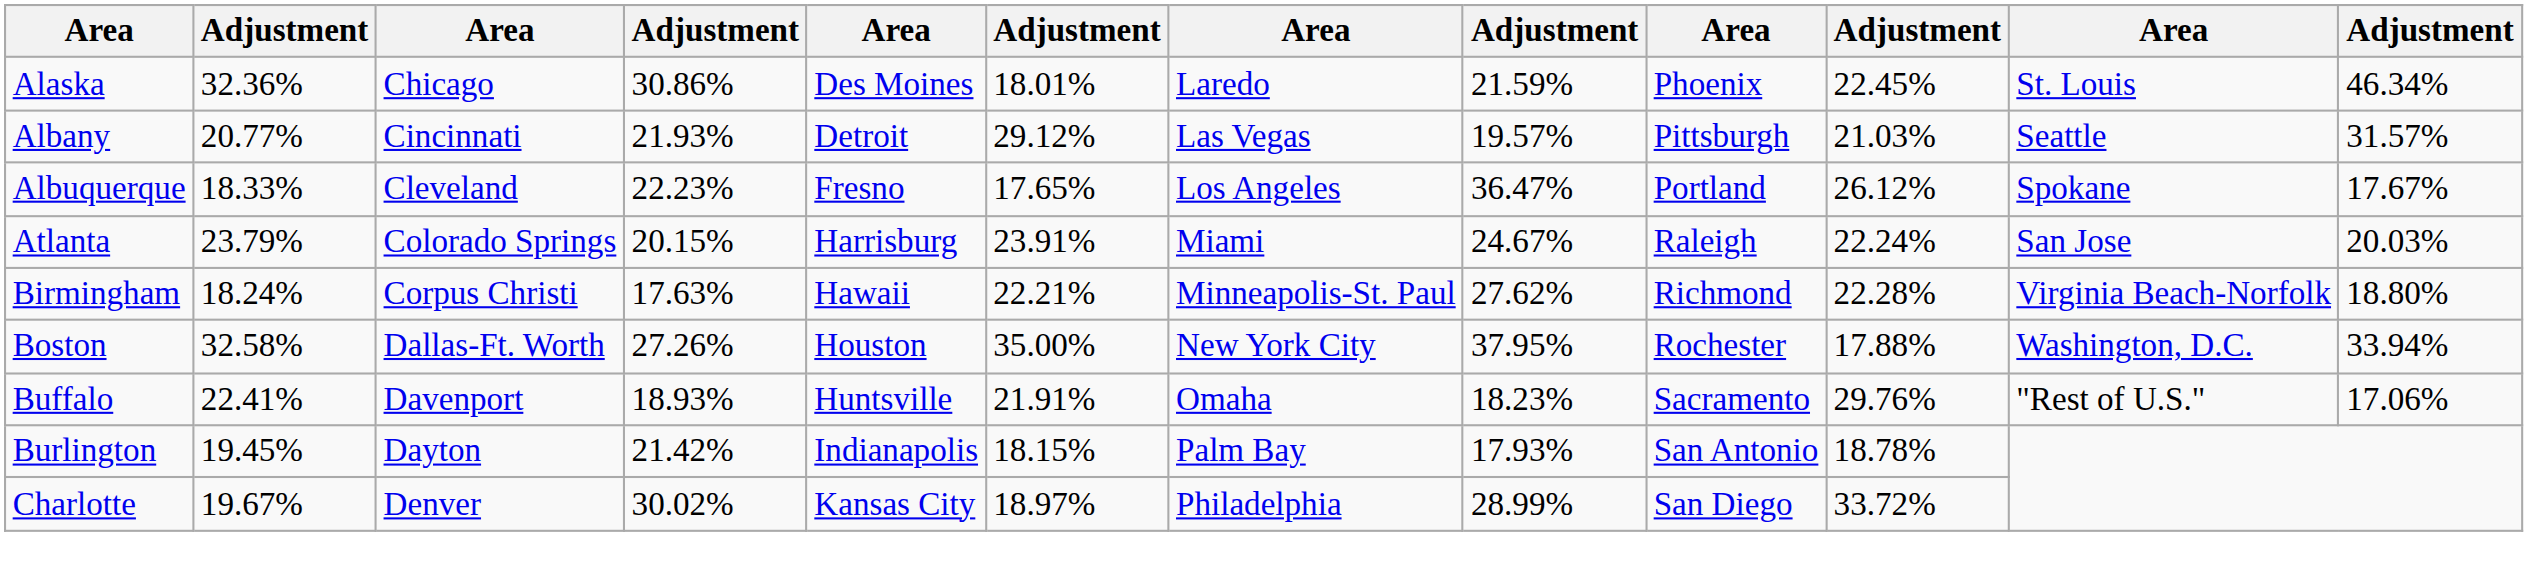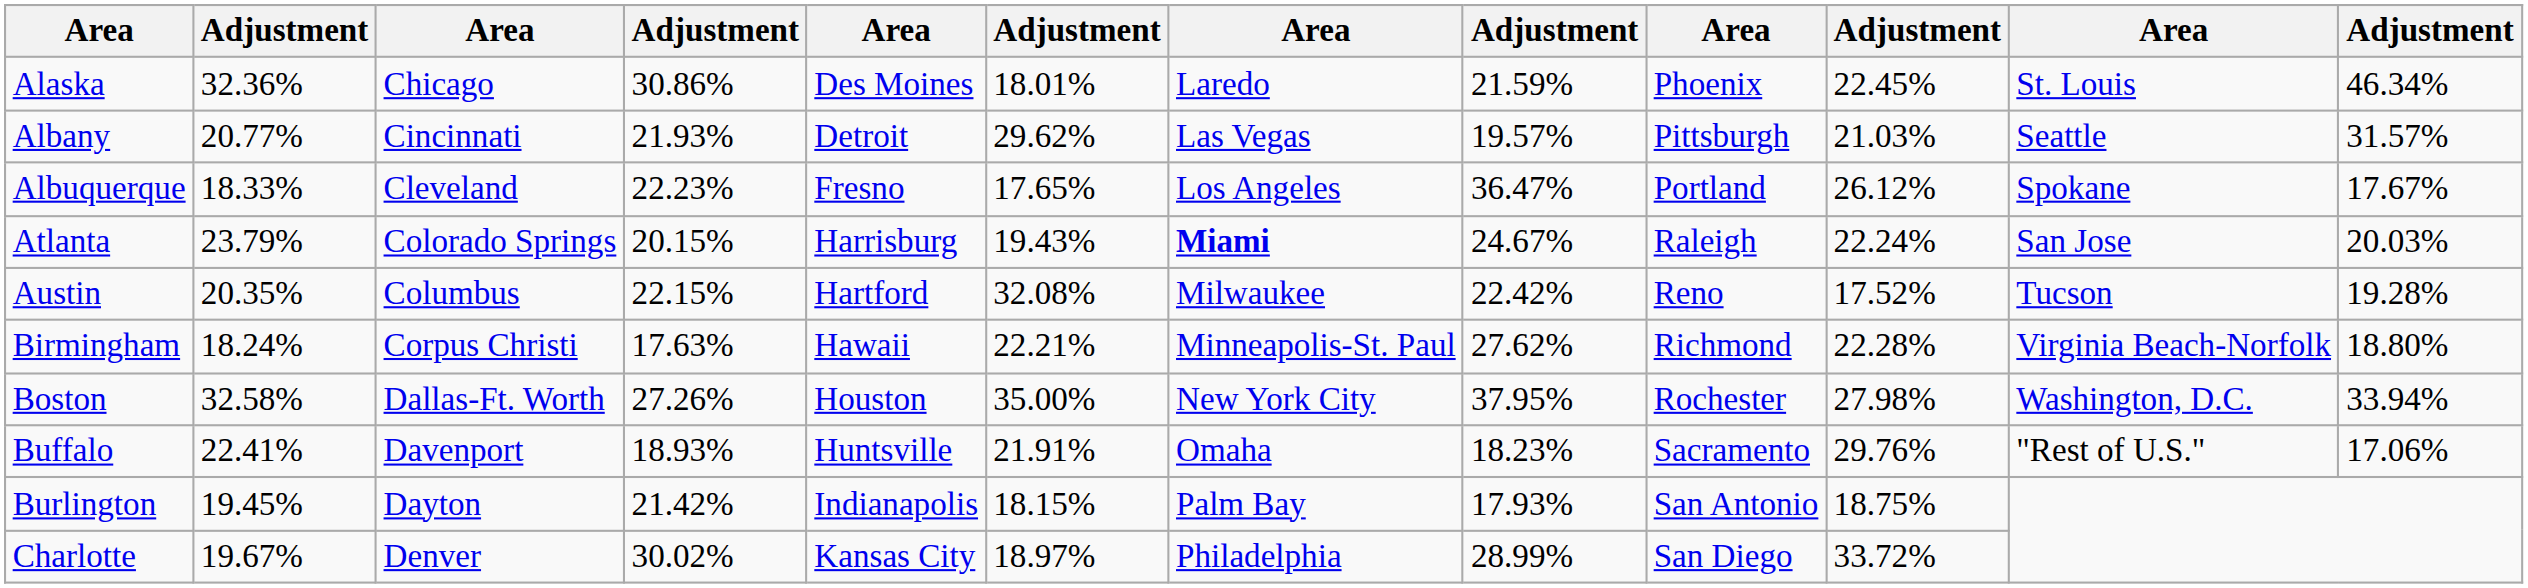(1044, 135) 29.12% -> (1044, 135) 29.62%
(1044, 240) 23.91% -> (1044, 240) 19.43%
(1220, 240) normal -> (1223, 240) bold
+ row: (57, 293)
(1885, 345) 17.88% -> (1885, 398) 27.98%
(1885, 450) 18.78% -> (1885, 503) 18.75%
